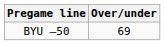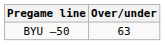(124, 31) 69 -> (124, 31) 63
